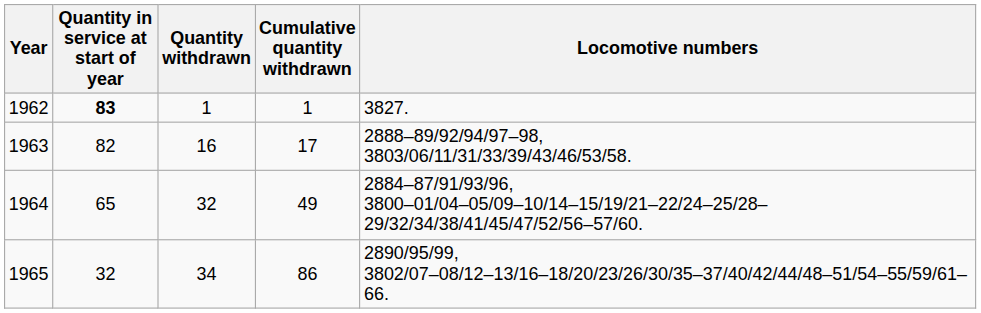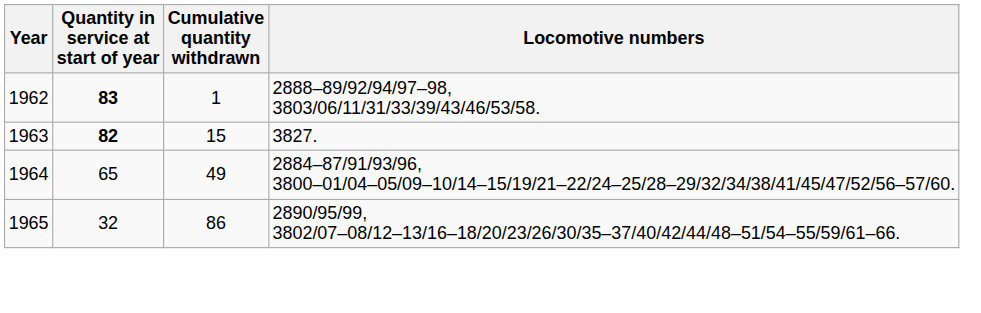- column: (207, 48)
(386, 107) 3827. -> (406, 97) 2888–89/92/94/97–98, 3803/06/11/31/33/39/43/46/53/58.
(105, 146) normal -> (108, 136) bold
(307, 146) 17 -> (216, 136) 15
(498, 146) 2888–89/92/94/97–98, 3803/06/11/31/33/39/43/46/53/58. -> (295, 136) 3827.
